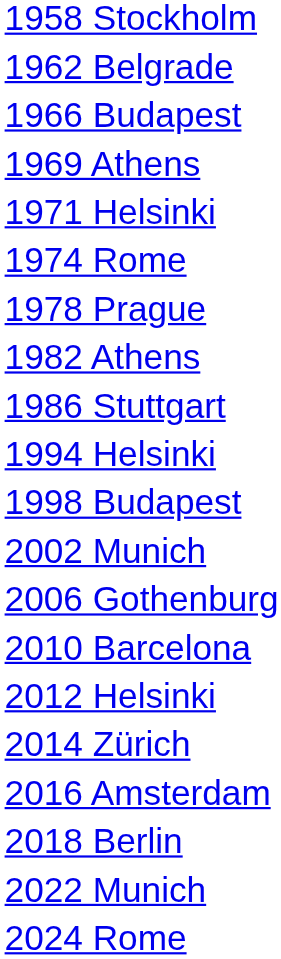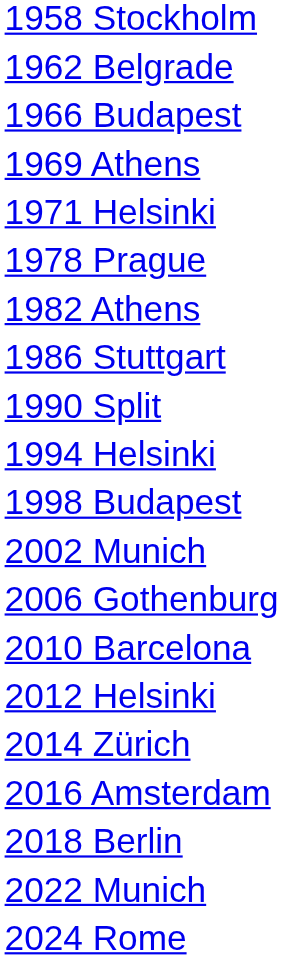- row: (96, 260)
+ row: (83, 406)
